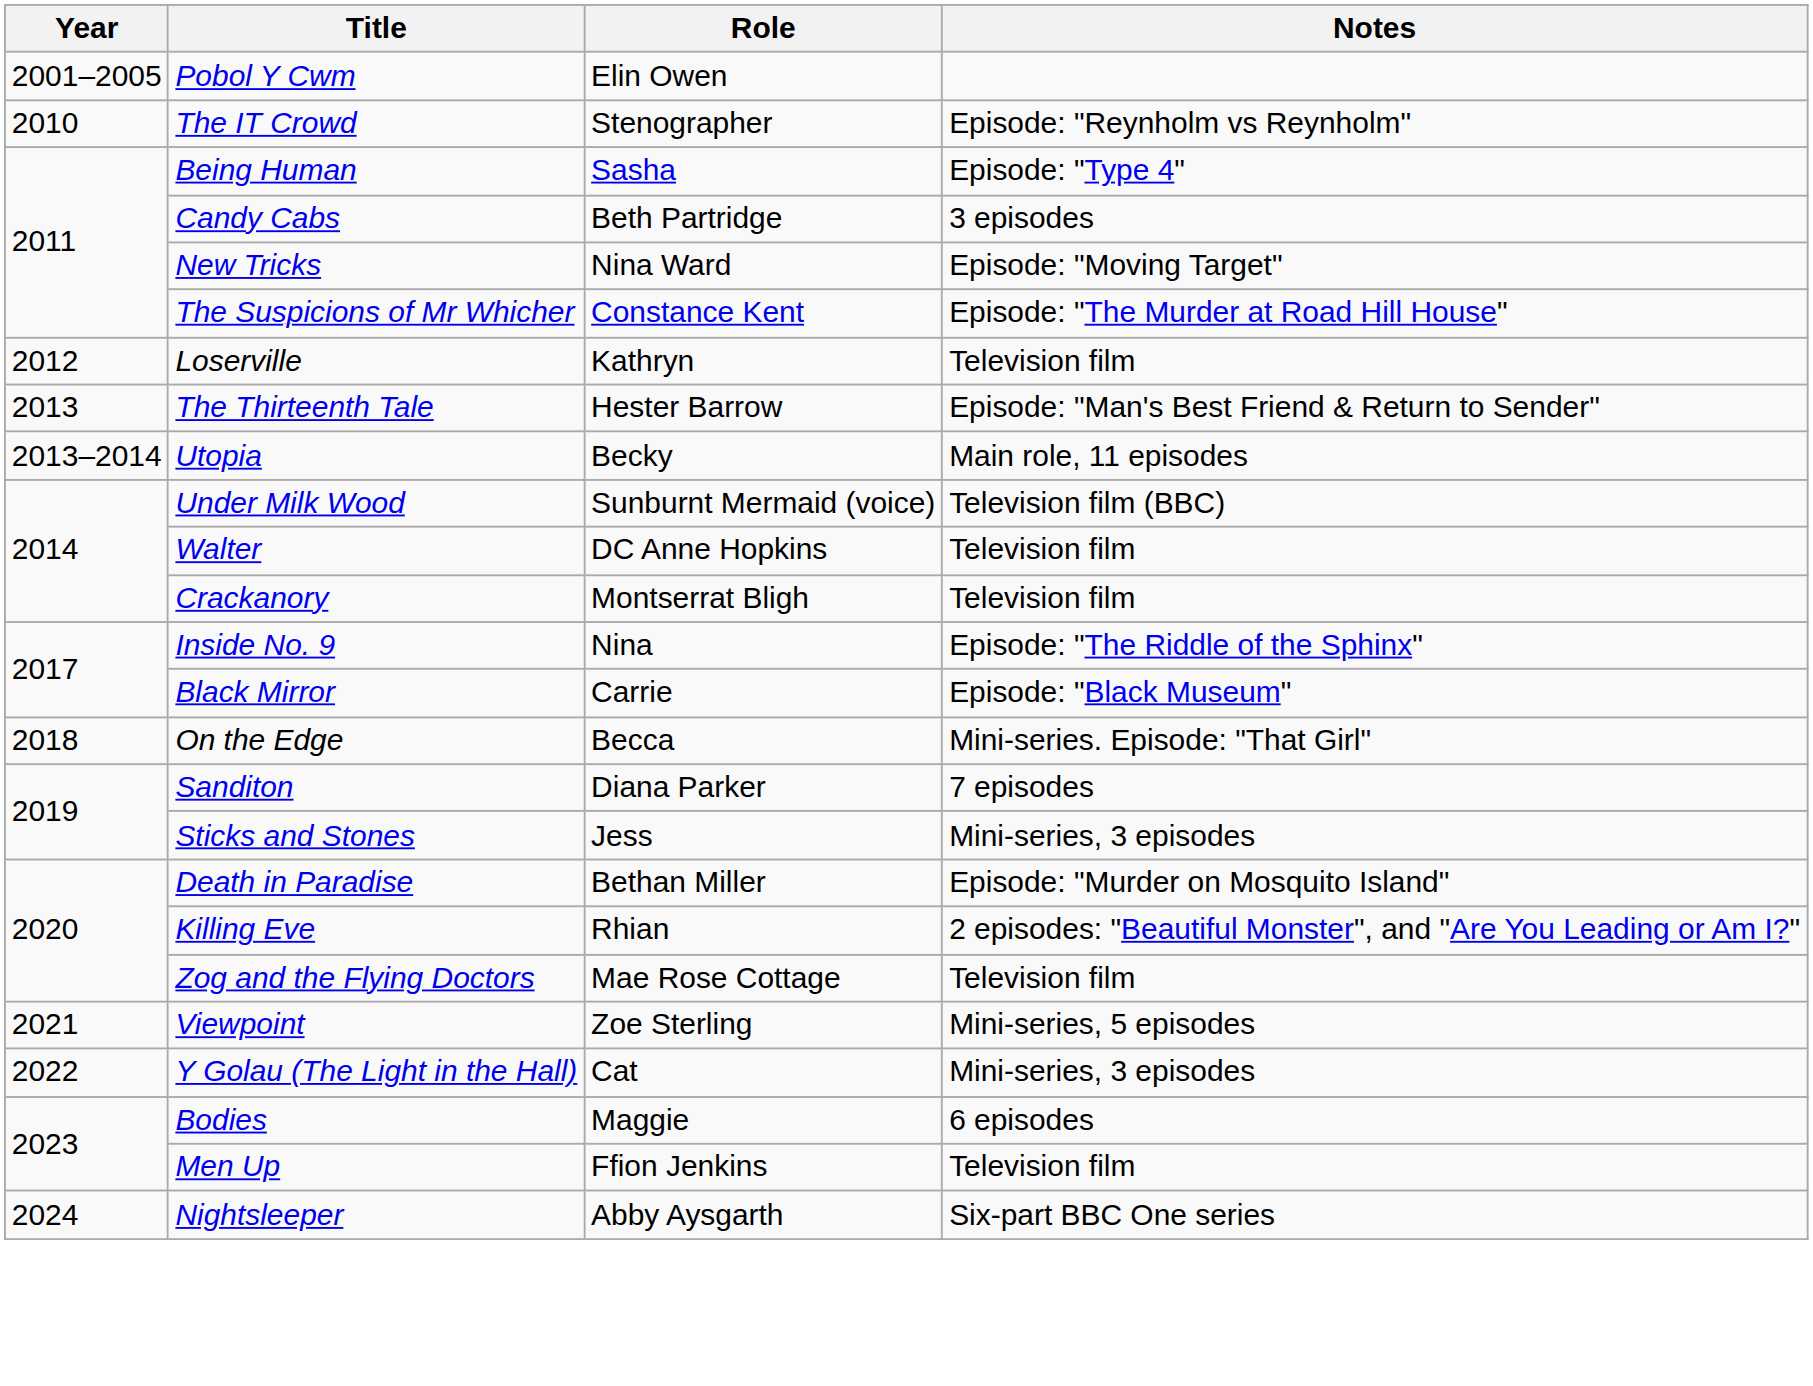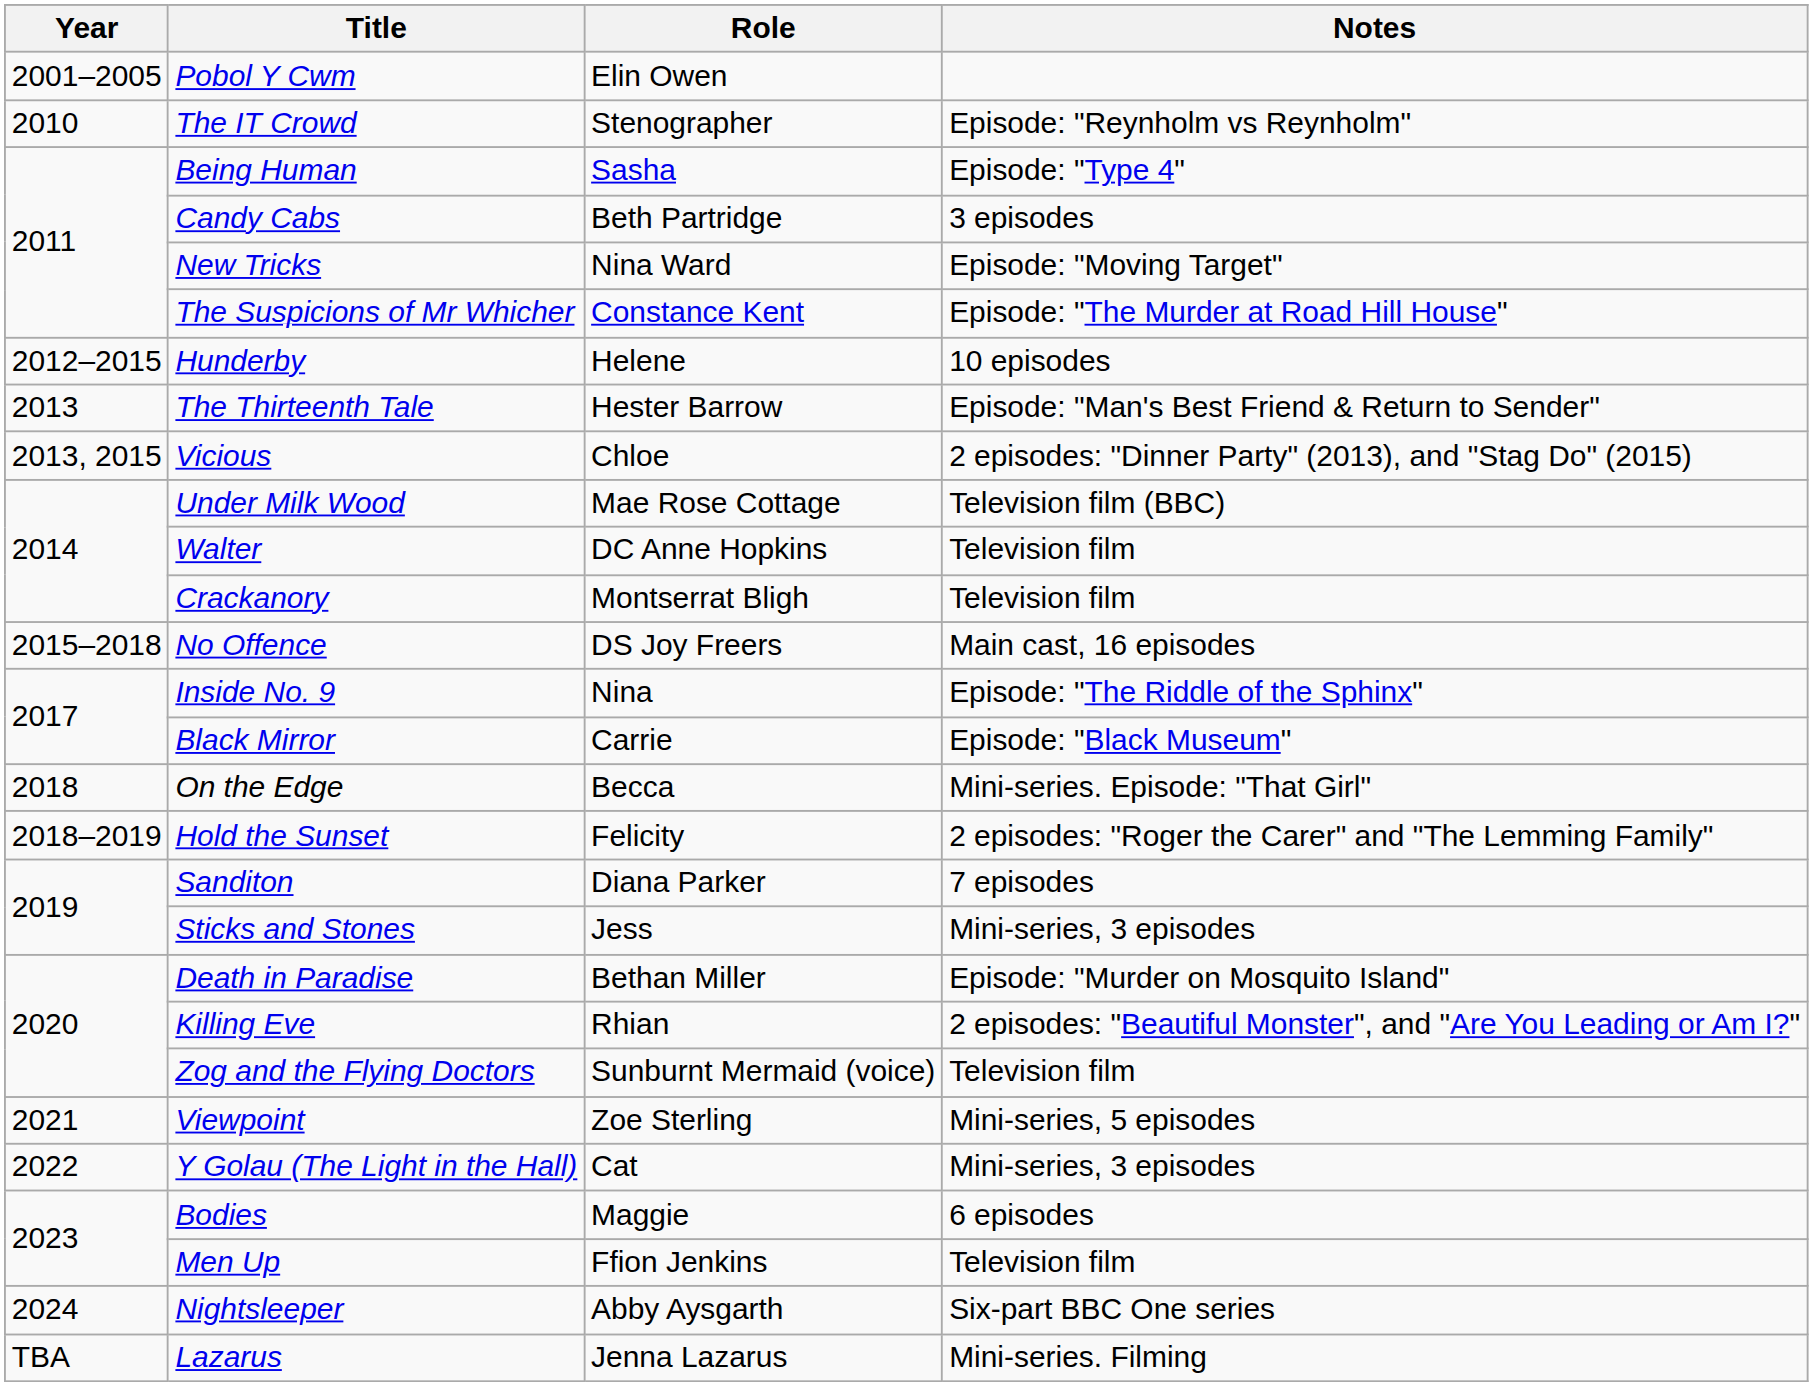- row: (239, 360)
+ row: (240, 360)
- row: (219, 455)
+ row: (223, 455)
(763, 502) Sunburnt Mermaid (voice) -> (716, 502) Mae Rose Cottage
+ row: (251, 645)
+ row: (282, 834)
(716, 977) Mae Rose Cottage -> (763, 1072) Sunburnt Mermaid (voice)
+ row: (229, 1356)
